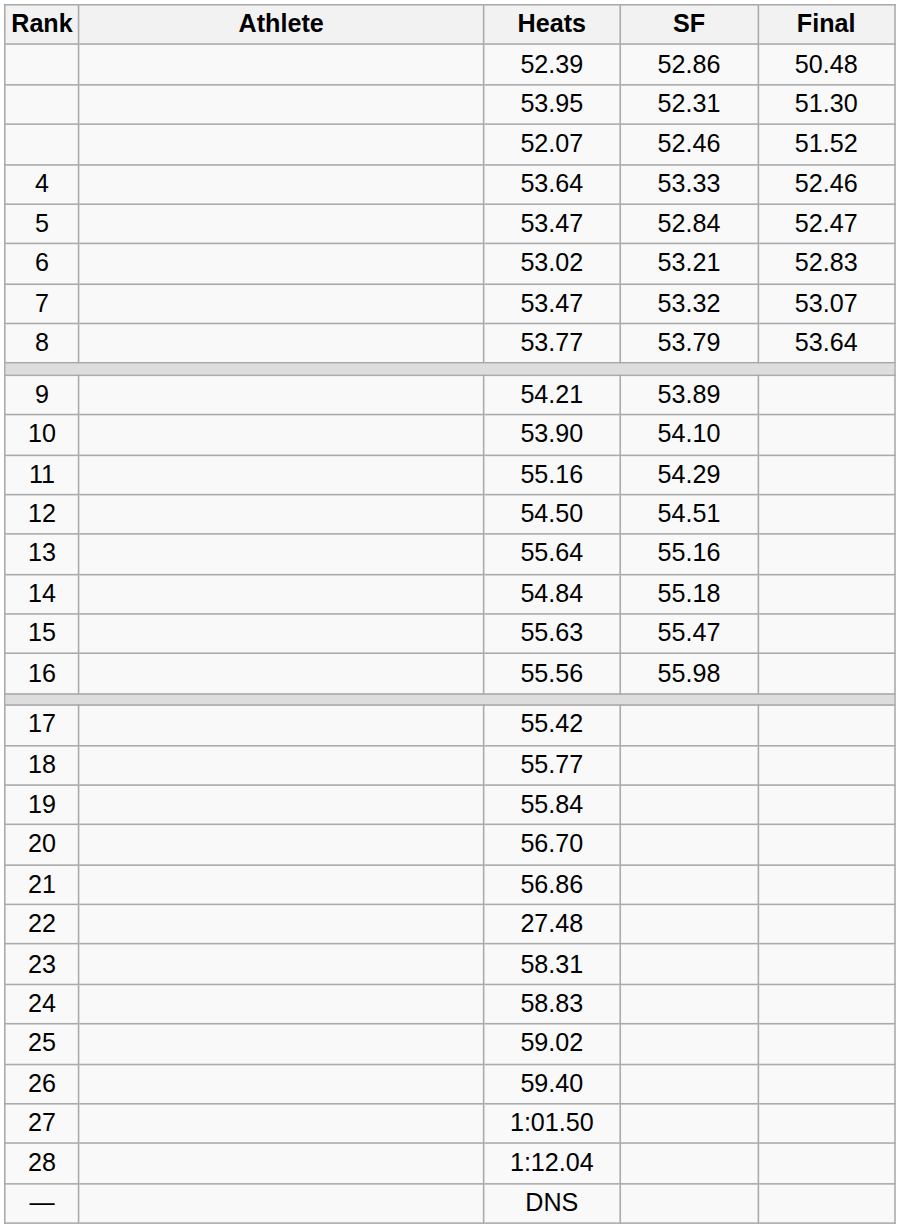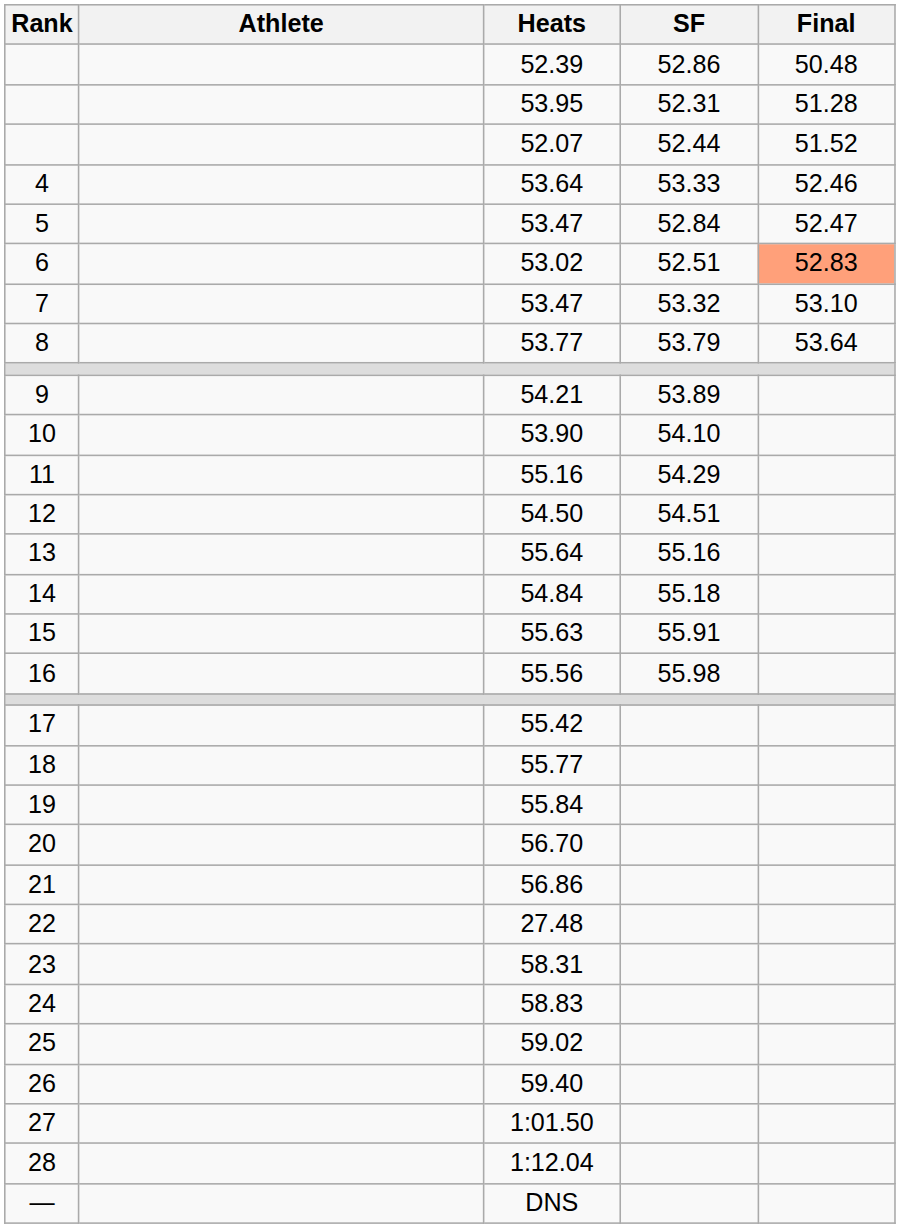(826, 104) 51.30 -> (826, 104) 51.28
(689, 143) 52.46 -> (689, 143) 52.44
(689, 263) 53.21 -> (689, 263) 52.51
(826, 263) no background -> (826, 263) lightsalmon background
(826, 303) 53.07 -> (826, 303) 53.10
(689, 633) 55.47 -> (689, 633) 55.91
